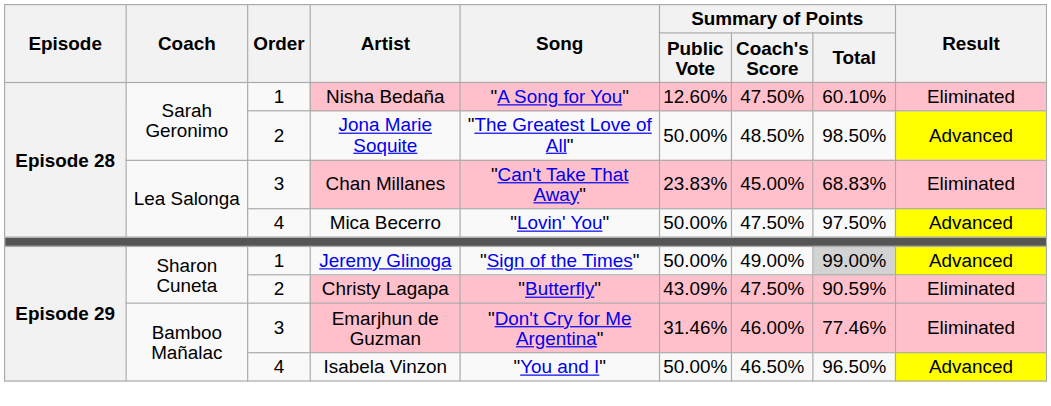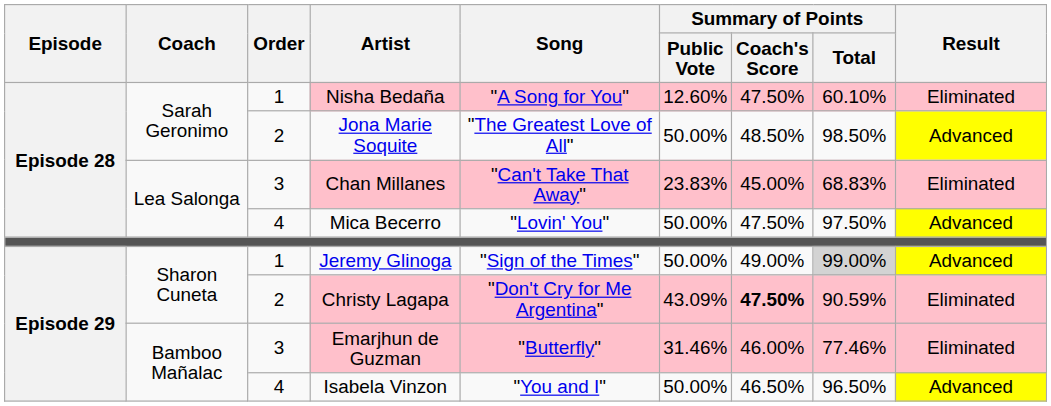(560, 289) "Butterfly" -> (560, 299) "Don't Cry for Me Argentina"
(772, 289) normal -> (772, 299) bold
(560, 328) "Don't Cry for Me Argentina" -> (560, 348) "Butterfly"
